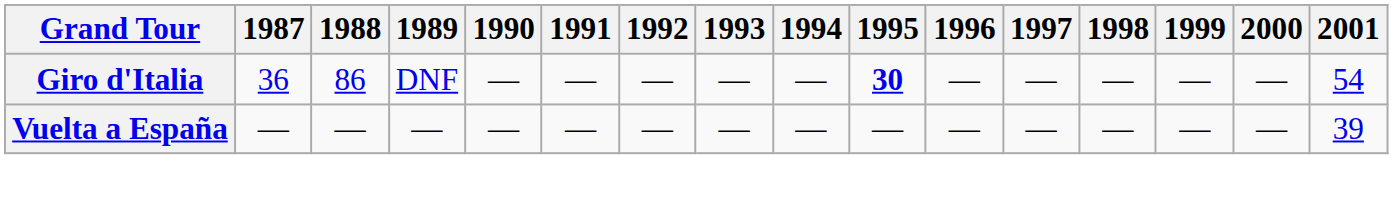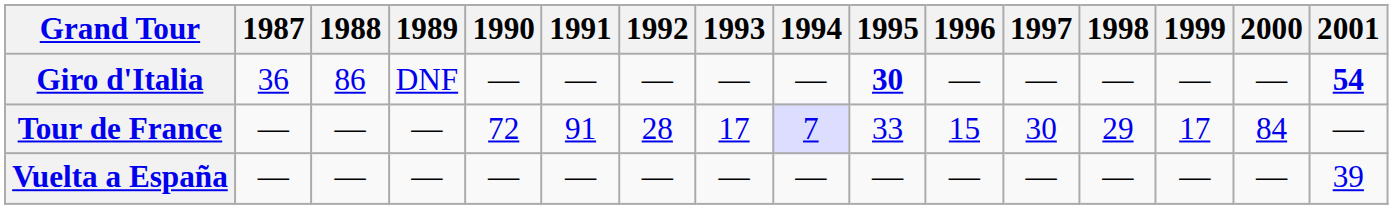(1348, 78) normal -> (1348, 78) bold
+ row: (120, 128)
